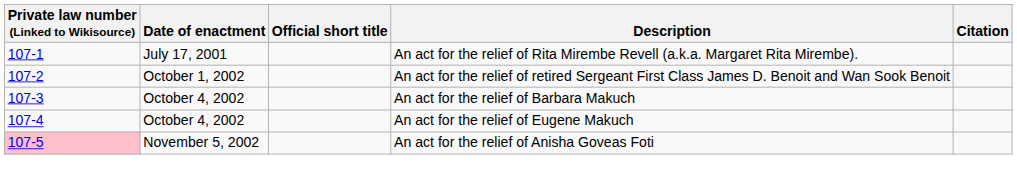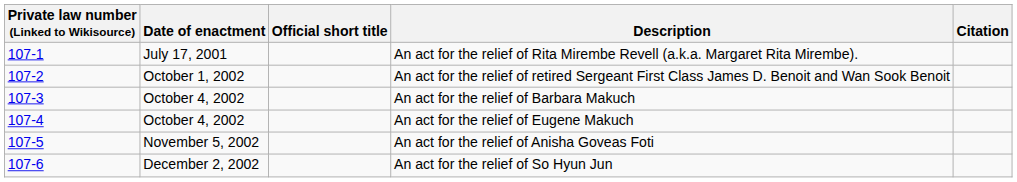(26, 143) pink background -> (26, 143) no background
+ row: (503, 165)
